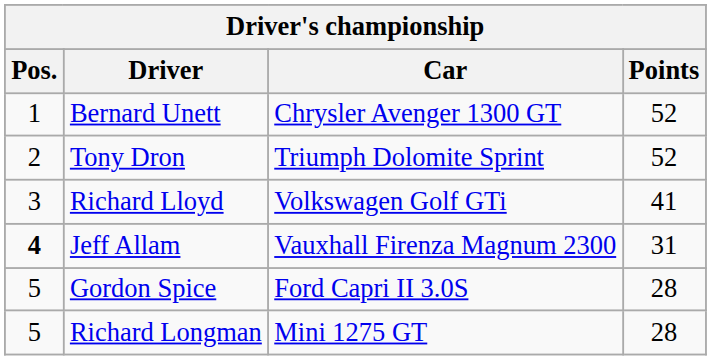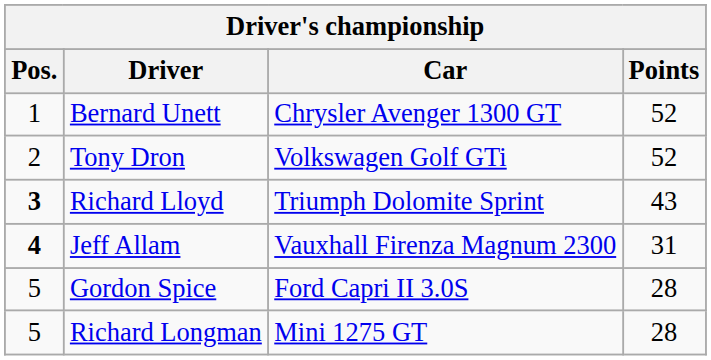(409, 157) Triumph Dolomite Sprint -> (390, 157) Volkswagen Golf GTi
(34, 201) normal -> (34, 201) bold
(390, 201) Volkswagen Golf GTi -> (409, 201) Triumph Dolomite Sprint
(664, 201) 41 -> (664, 201) 43
